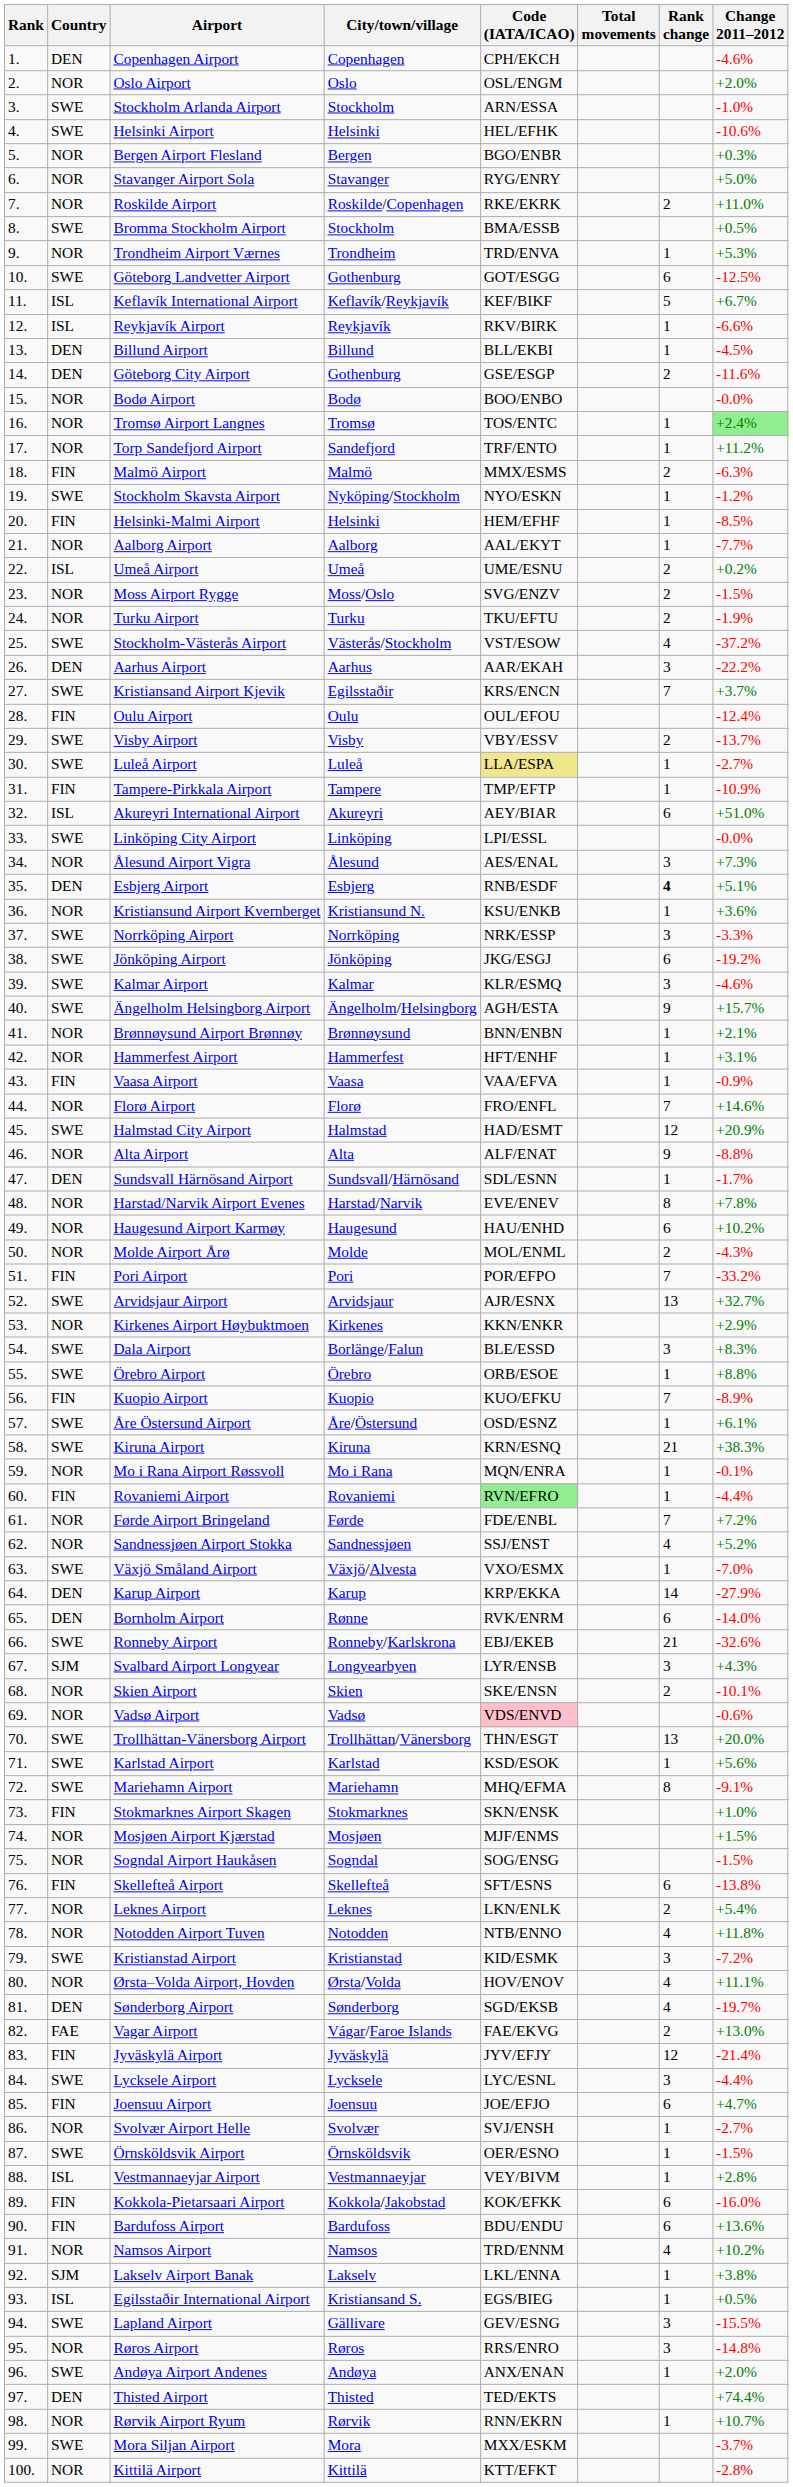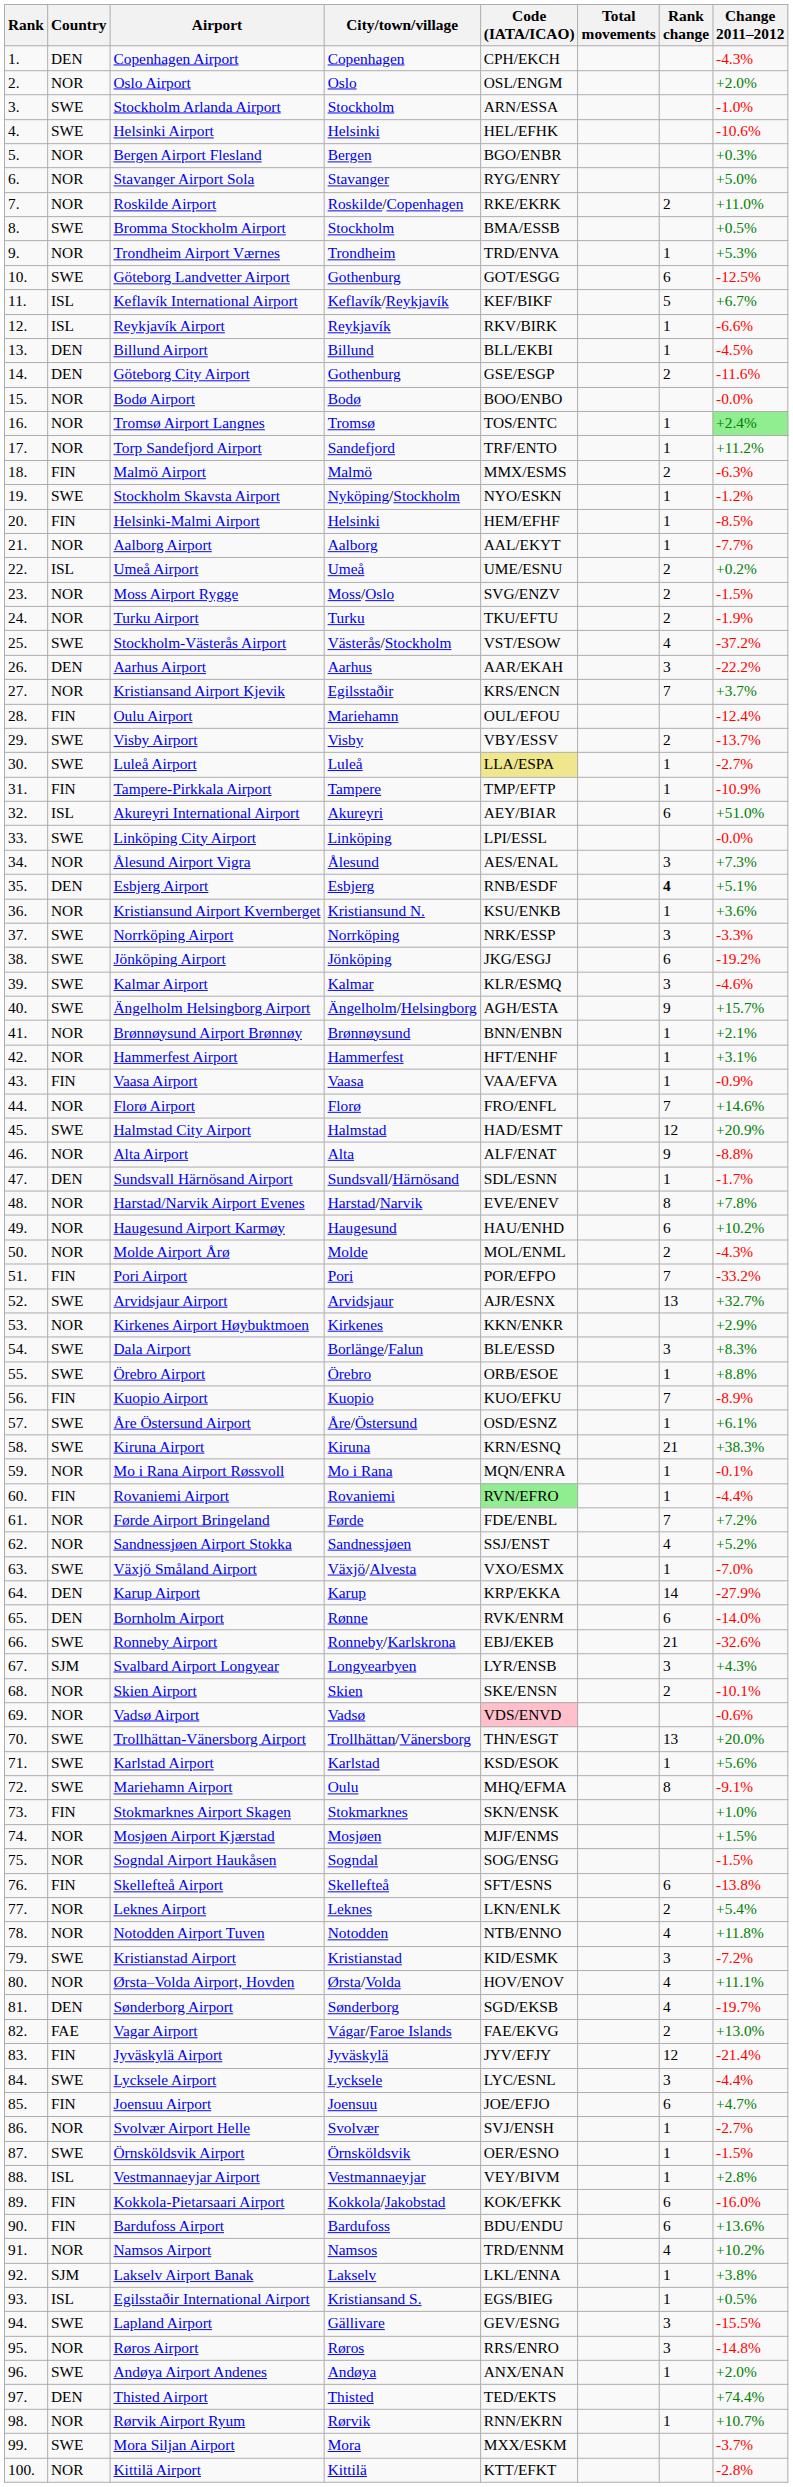(735, 58) -4.6% -> (735, 58) -4.3%
(67, 691) SWE -> (67, 691) NOR
(343, 716) Oulu -> (363, 716) Mariehamn
(363, 1787) Mariehamn -> (343, 1787) Oulu
